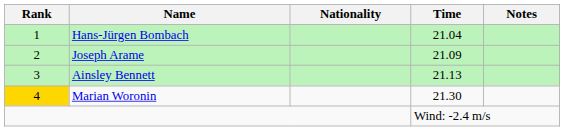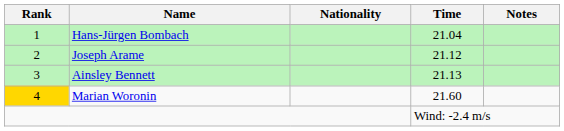(447, 55) 21.09 -> (447, 55) 21.12
(447, 95) 21.30 -> (447, 95) 21.60
